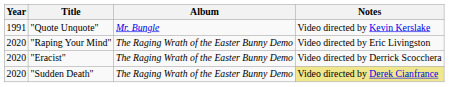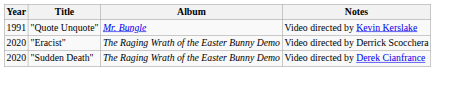- row: (71, 43)
(368, 74) khaki background -> (355, 58) no background
